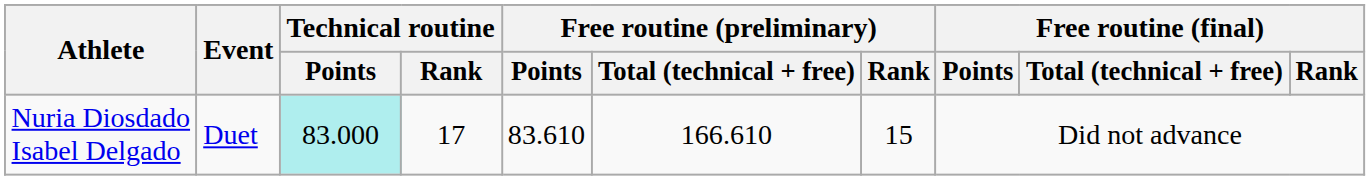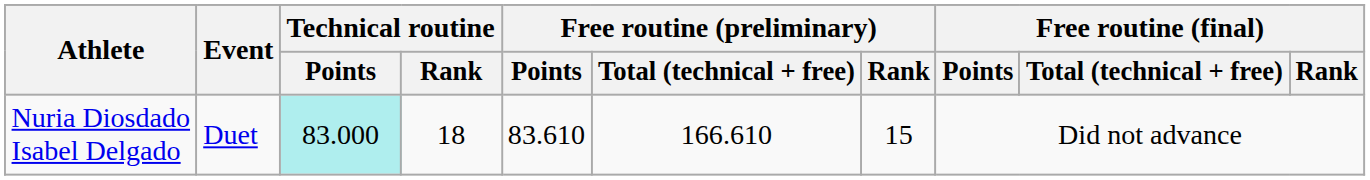(451, 134) 17 -> (451, 134) 18
